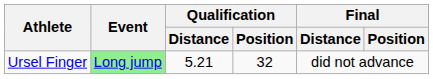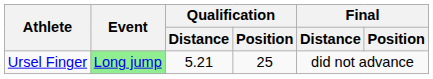(265, 62) 32 -> (265, 62) 25
